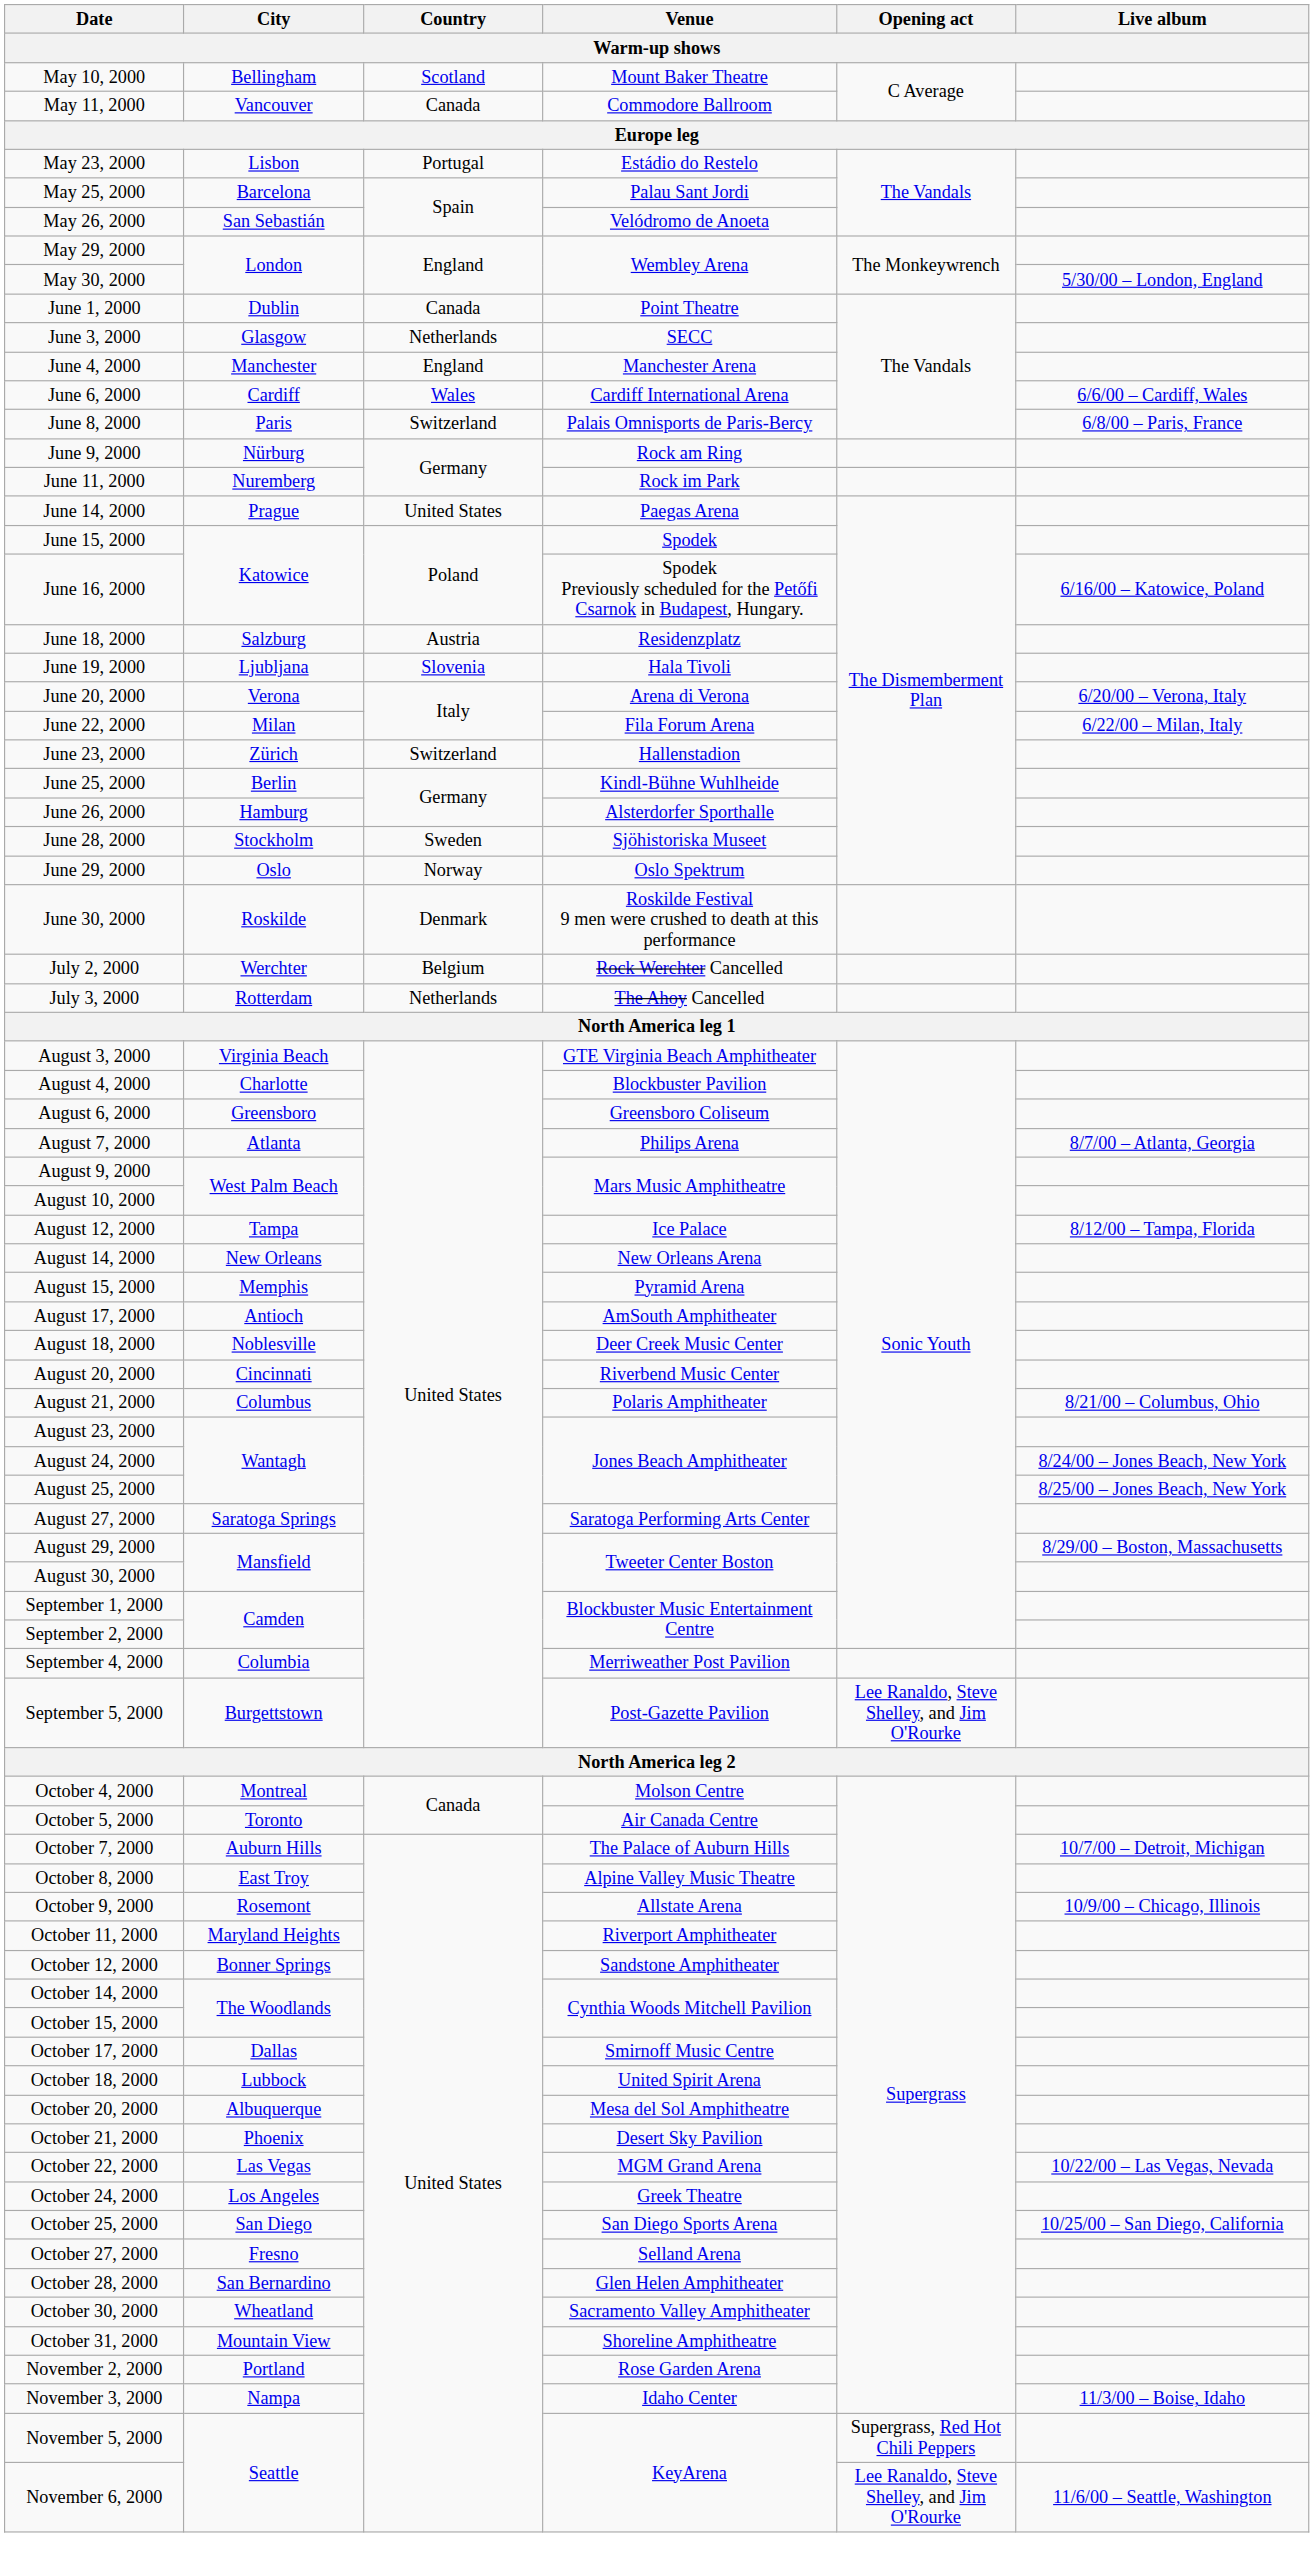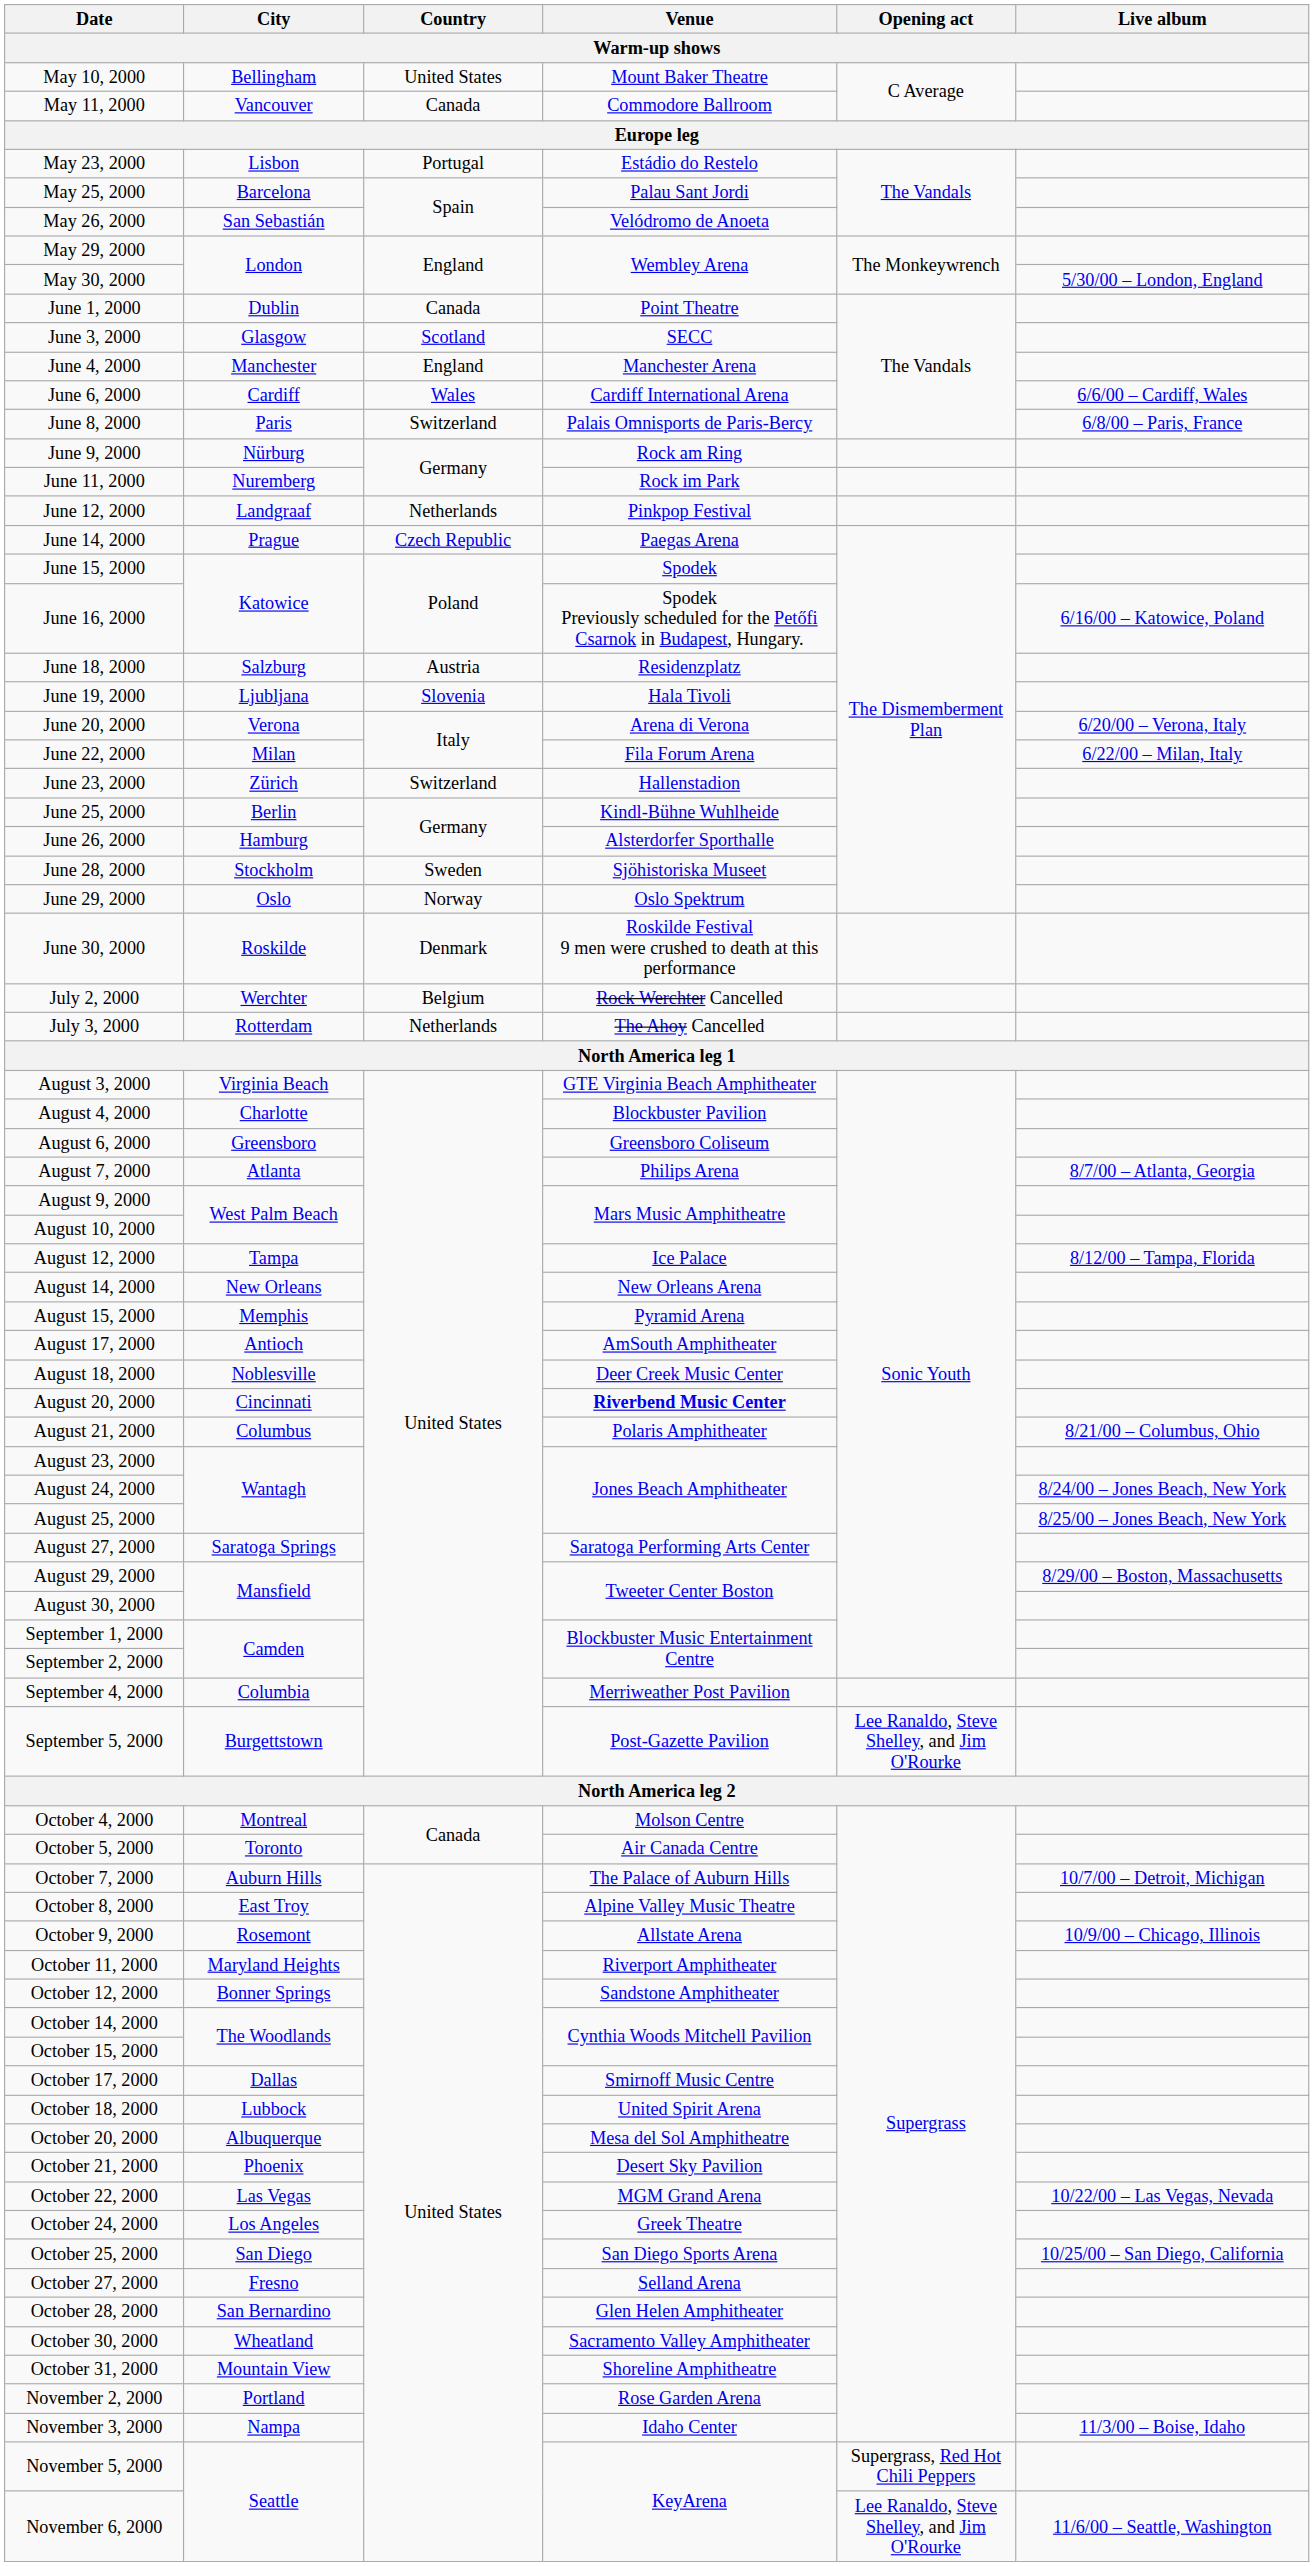(453, 76) Scotland -> (453, 76) United States
(453, 337) Netherlands -> (453, 337) Scotland
+ row: (94, 510)
(453, 510) United States -> (453, 539) Czech Republic
(689, 1373) normal -> (689, 1402) bold
